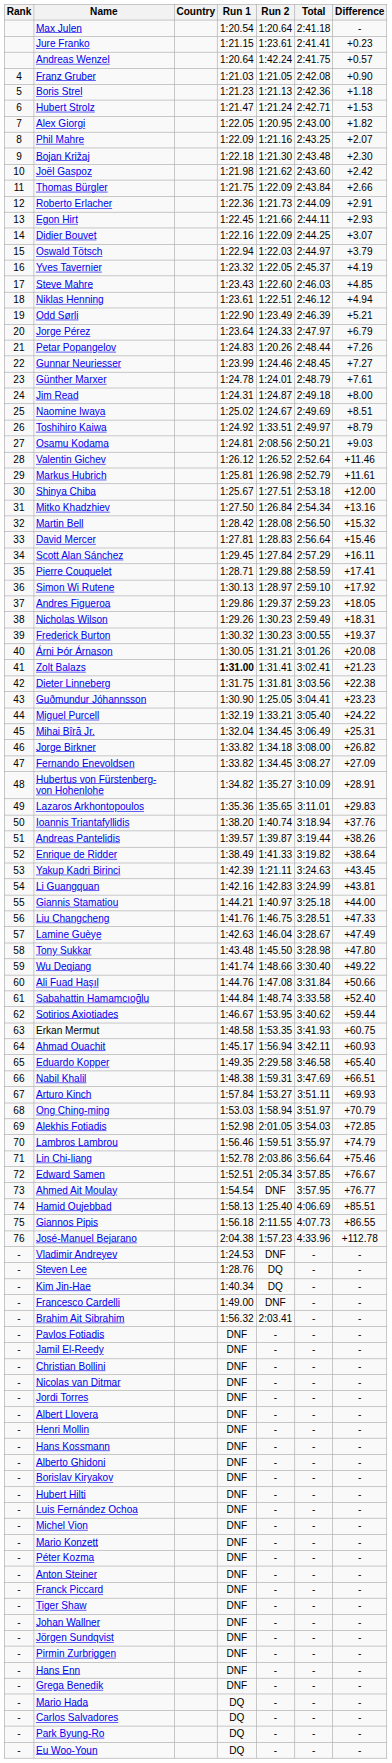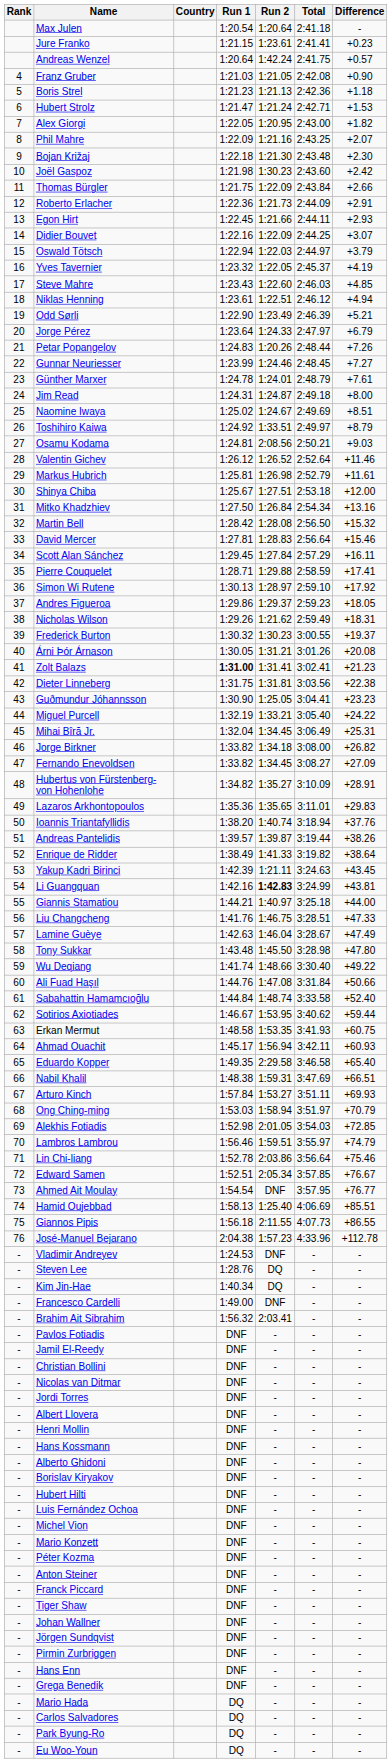(275, 172) 1:21.62 -> (275, 172) 1:30.23
(275, 619) 1:30.23 -> (275, 619) 1:21.62
(275, 887) normal -> (275, 887) bold
